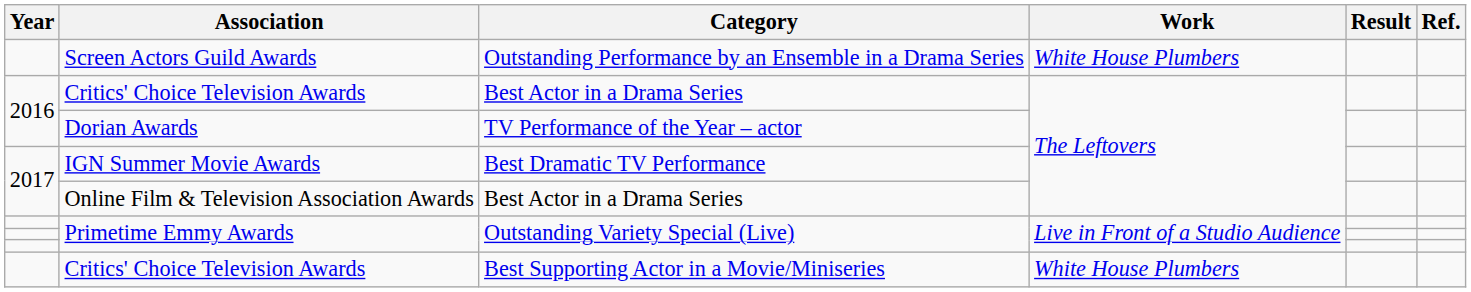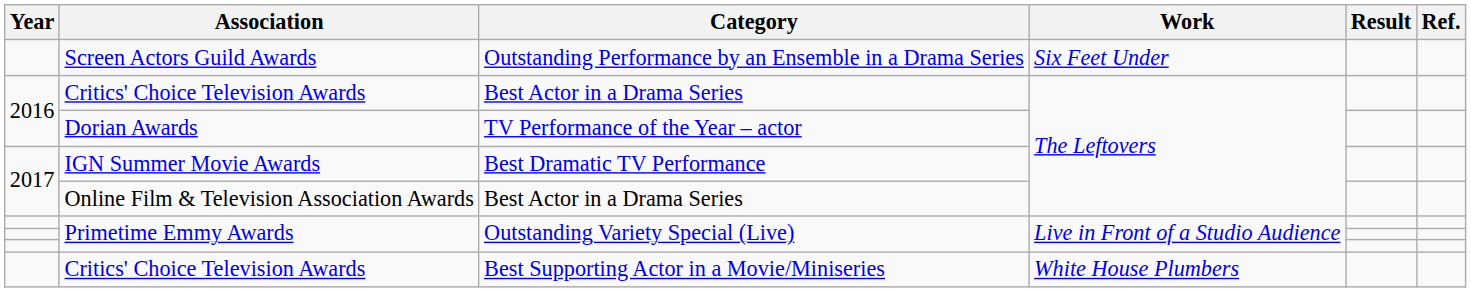(1137, 57) White House Plumbers -> (1101, 57) Six Feet Under
